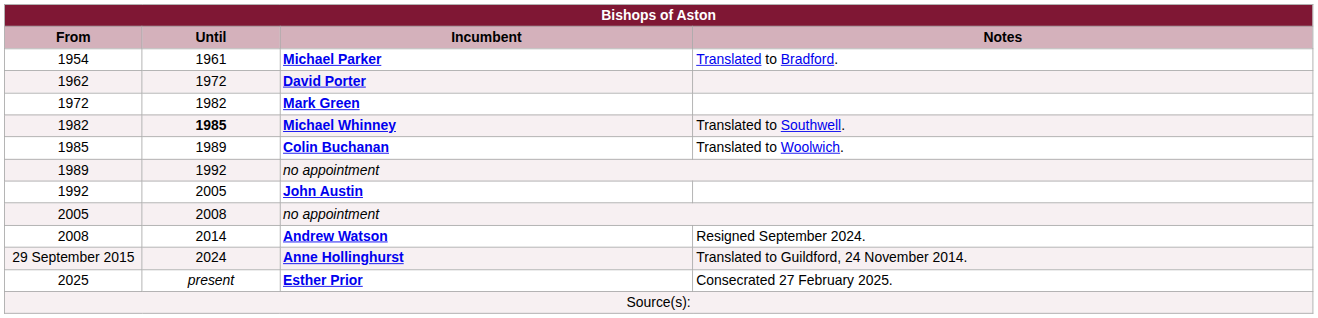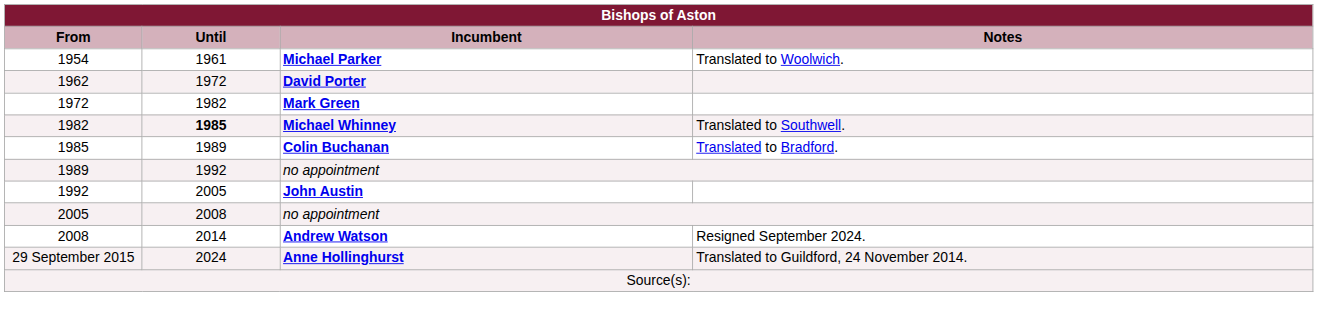(767, 59) Translated to Bradford. -> (770, 59) Translated to Woolwich.
(770, 147) Translated to Woolwich. -> (767, 147) Translated to Bradford.
- row: (73, 280)
